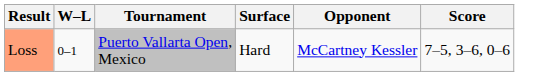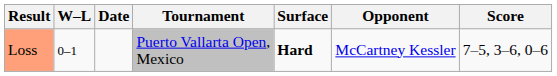+ column: (114, 16)
(255, 50) normal -> (295, 50) bold
